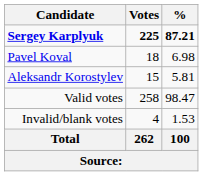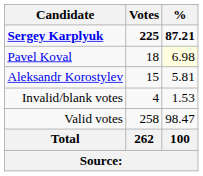(183, 56) no background -> (183, 56) lightyellow background
rows swapped: (94, 98) <-> (72, 118)
